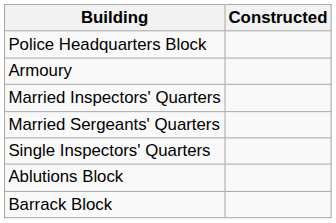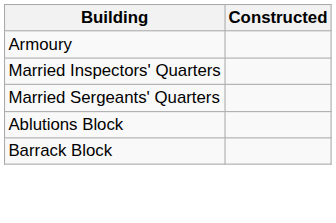- row: (107, 44)
- row: (109, 151)
